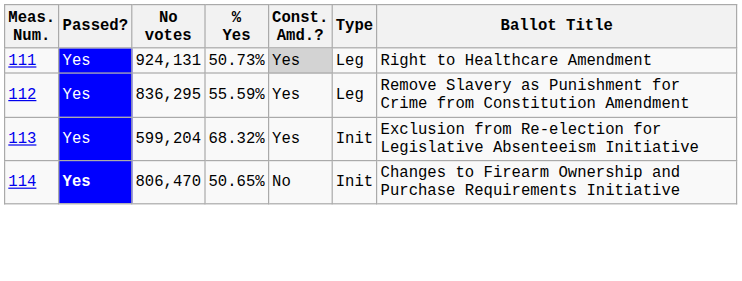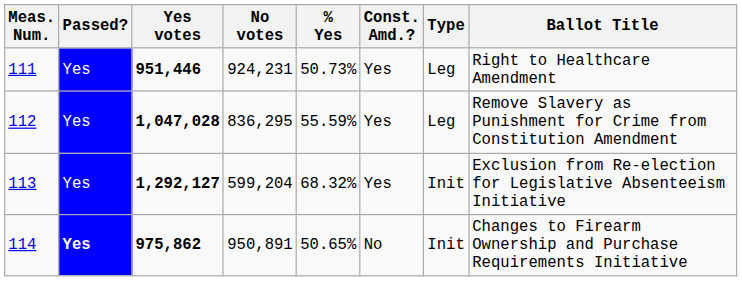+ column: (178, 26)
(168, 61) 924,131 -> (260, 70) 924,231
(286, 61) lightgrey background -> (378, 70) no background
(168, 182) 806,470 -> (260, 245) 950,891
